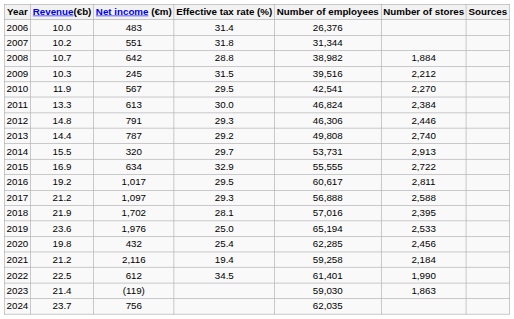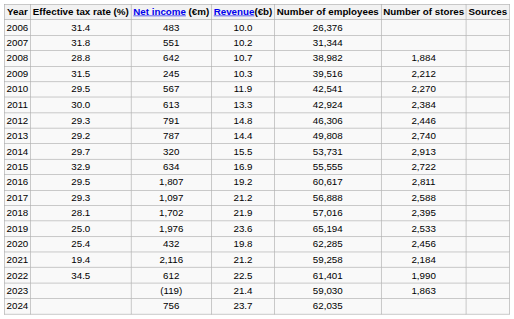columns swapped: (62, 12) <-> (224, 12)
(328, 105) 46,824 -> (328, 105) 42,924
(134, 182) 1,017 -> (171, 182) 1,807
